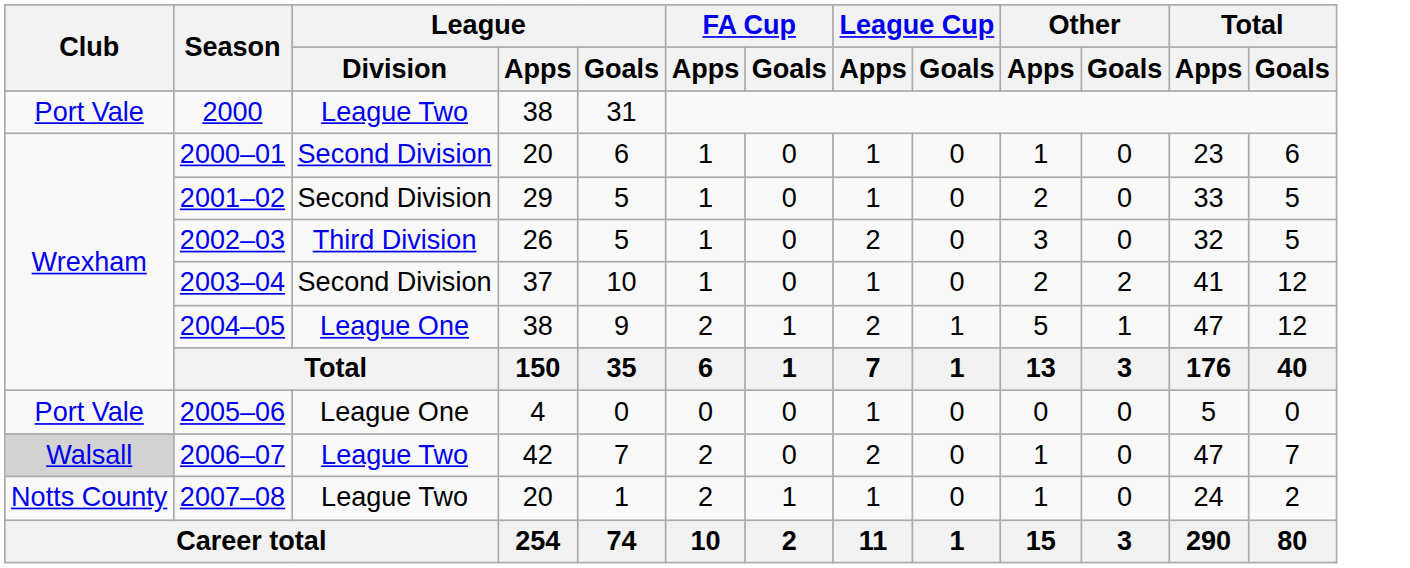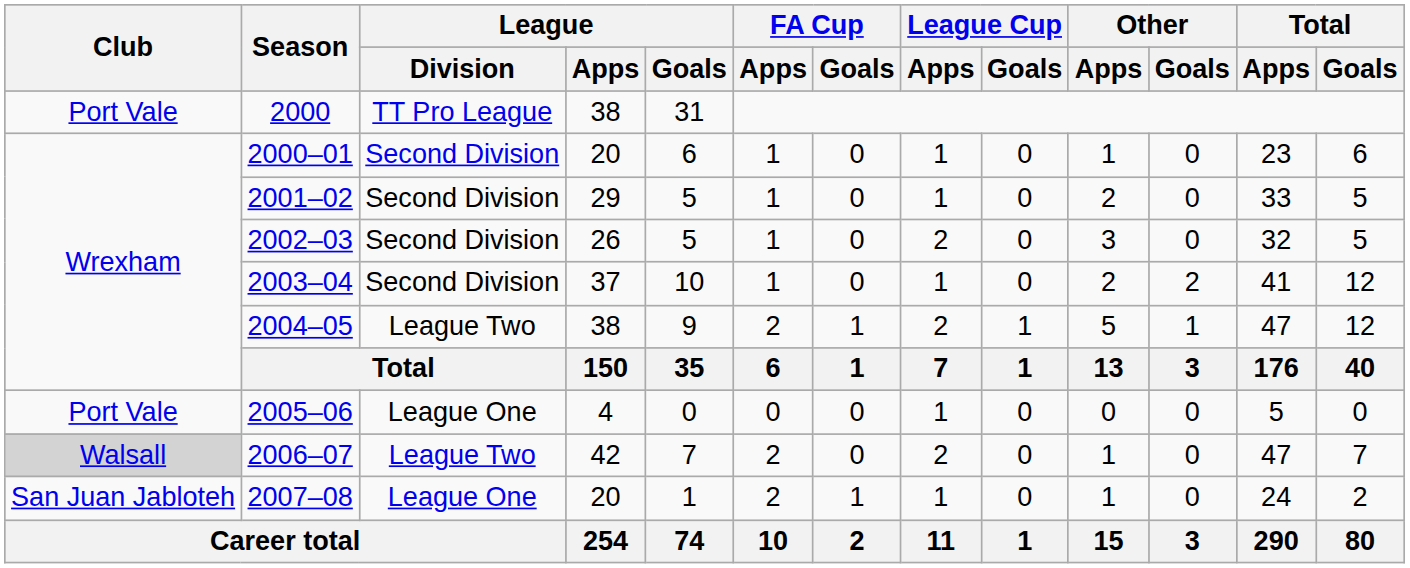(395, 111) League Two -> (462, 111) TT Pro League
(395, 240) Third Division -> (462, 240) Second Division
(395, 326) League One -> (462, 326) League Two
(89, 497) Notts County -> (123, 497) San Juan Jabloteh
(395, 497) League Two -> (462, 497) League One
